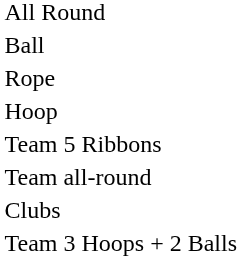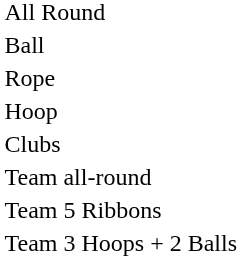rows swapped: (33, 209) <-> (83, 143)
